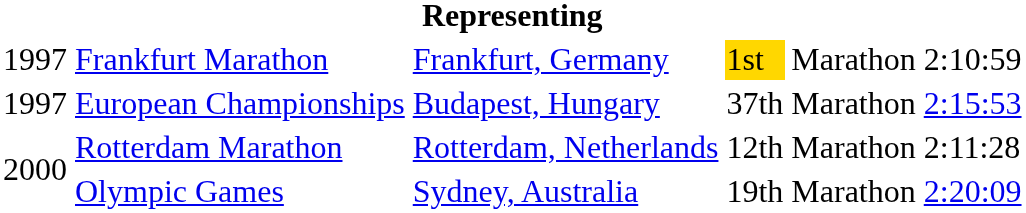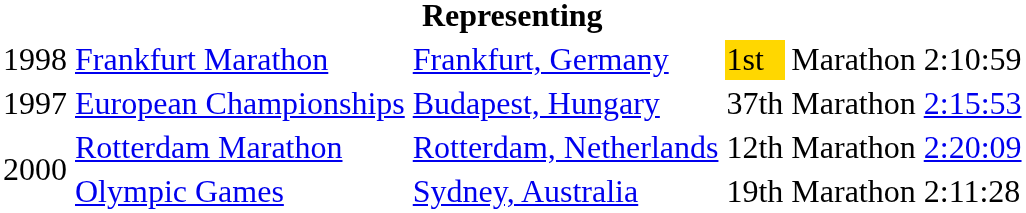(35, 59) 1997 -> (35, 59) 1998
(972, 147) 2:11:28 -> (973, 147) 2:20:09
(973, 191) 2:20:09 -> (972, 191) 2:11:28
